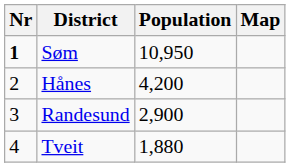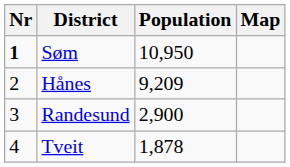(161, 83) 4,200 -> (161, 83) 9,209
(161, 146) 1,880 -> (161, 146) 1,878
